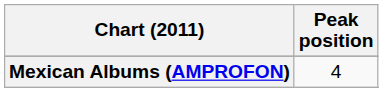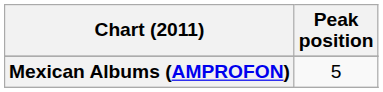(336, 71) 4 -> (336, 71) 5
